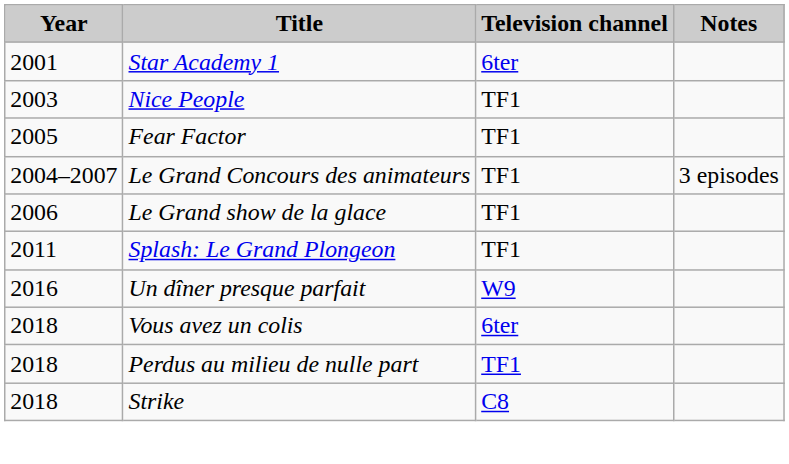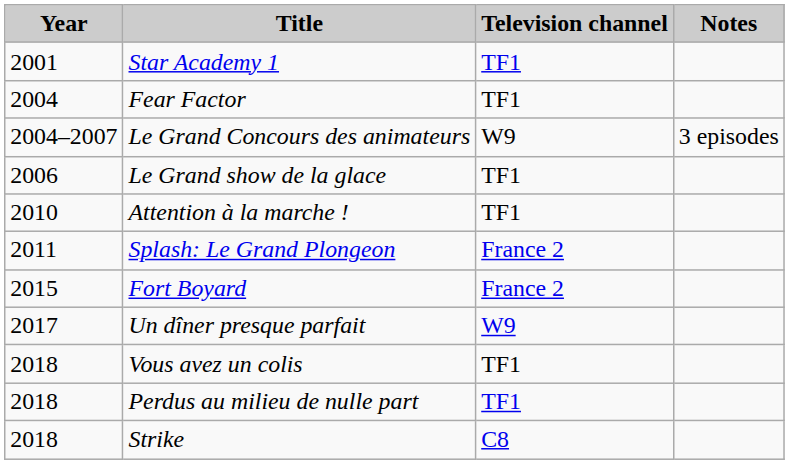(500, 61) 6ter -> (501, 61) TF1
- row: (186, 99)
(34, 136) 2005 -> (34, 99) 2004
(501, 174) TF1 -> (498, 136) W9
+ row: (239, 212)
(501, 250) TF1 -> (523, 250) France 2
+ row: (187, 288)
(34, 288) 2016 -> (34, 325) 2017
(500, 325) 6ter -> (501, 363) TF1
